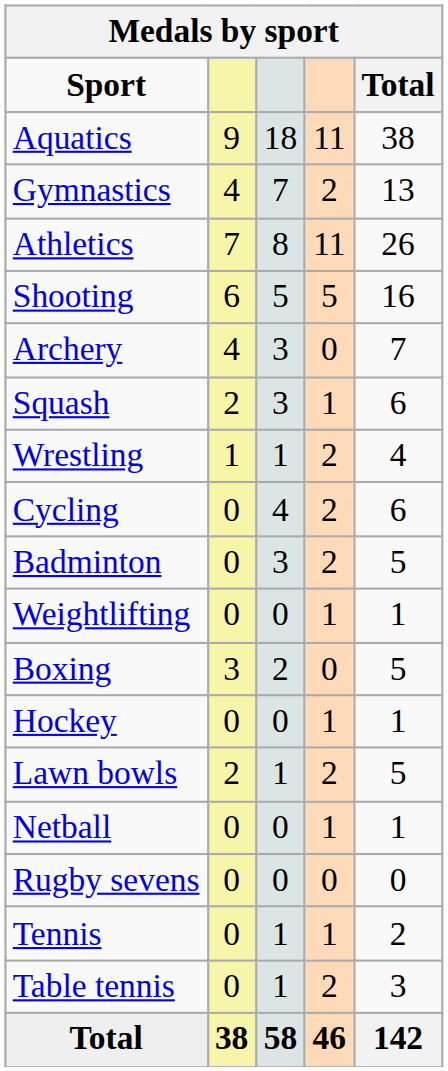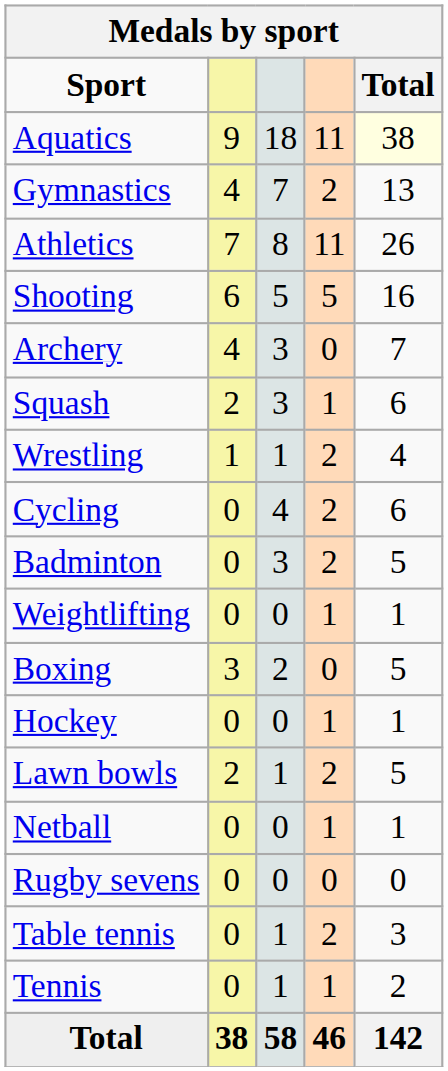(398, 137) no background -> (398, 137) lightyellow background
rows swapped: (94, 986) <-> (57, 933)
